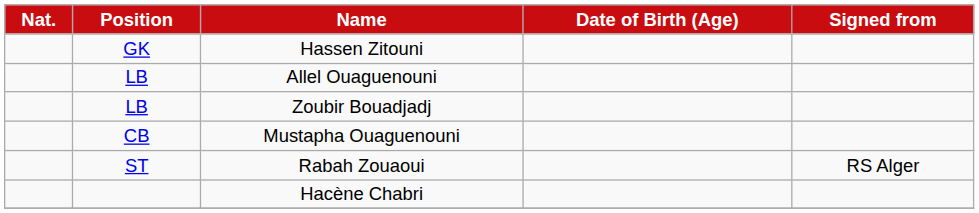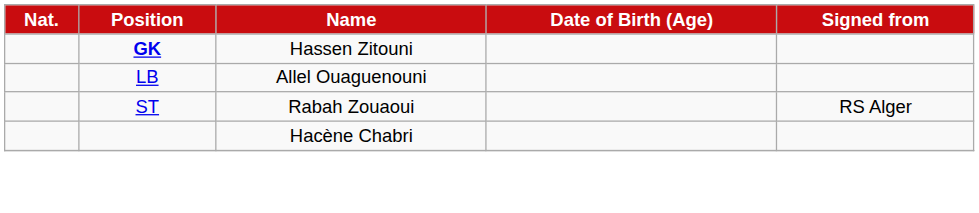(137, 49) normal -> (147, 49) bold
- row: (362, 107)
- row: (362, 136)
